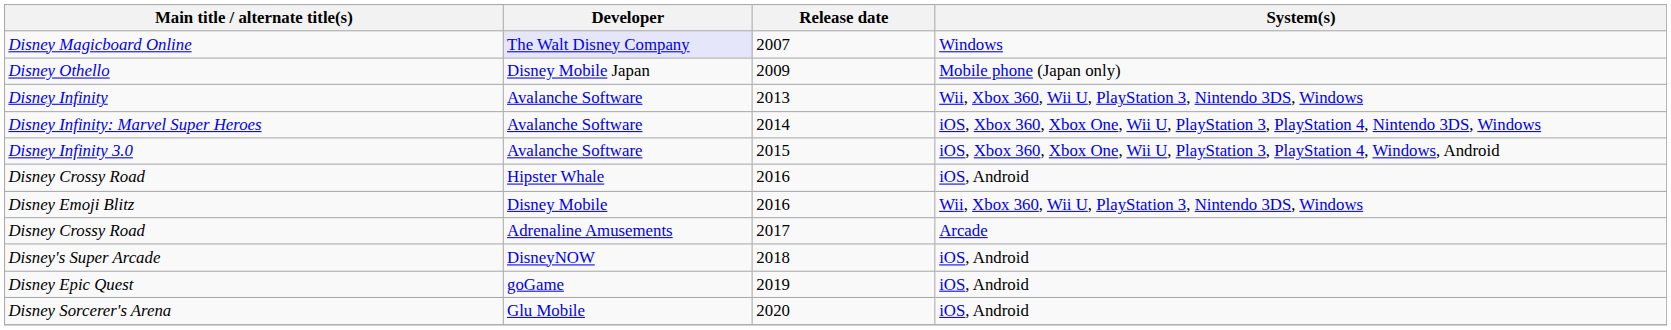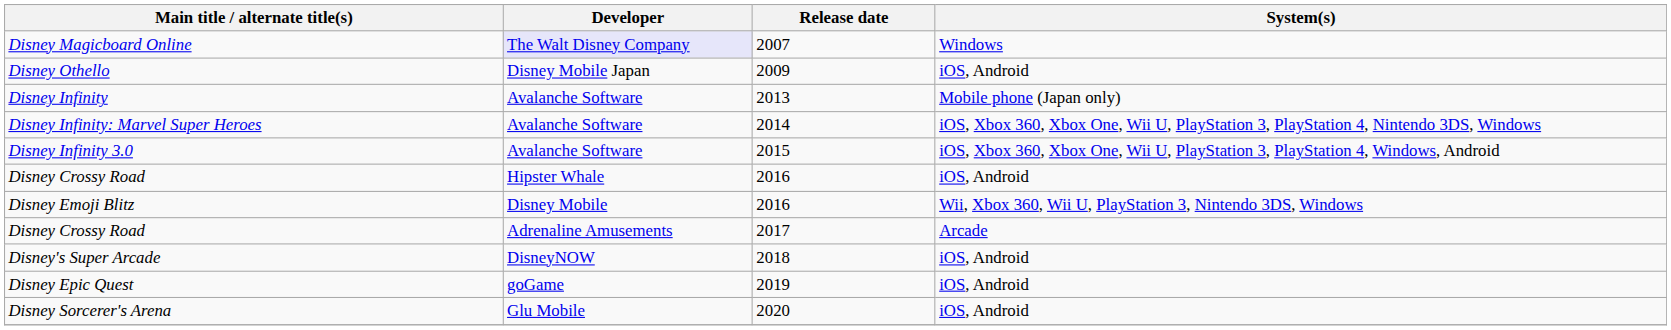(1030, 71) Mobile phone (Japan only) -> (984, 71) iOS, Android
(1151, 97) Wii, Xbox 360, Wii U, PlayStation 3, Nintendo 3DS, Windows -> (1030, 97) Mobile phone (Japan only)
